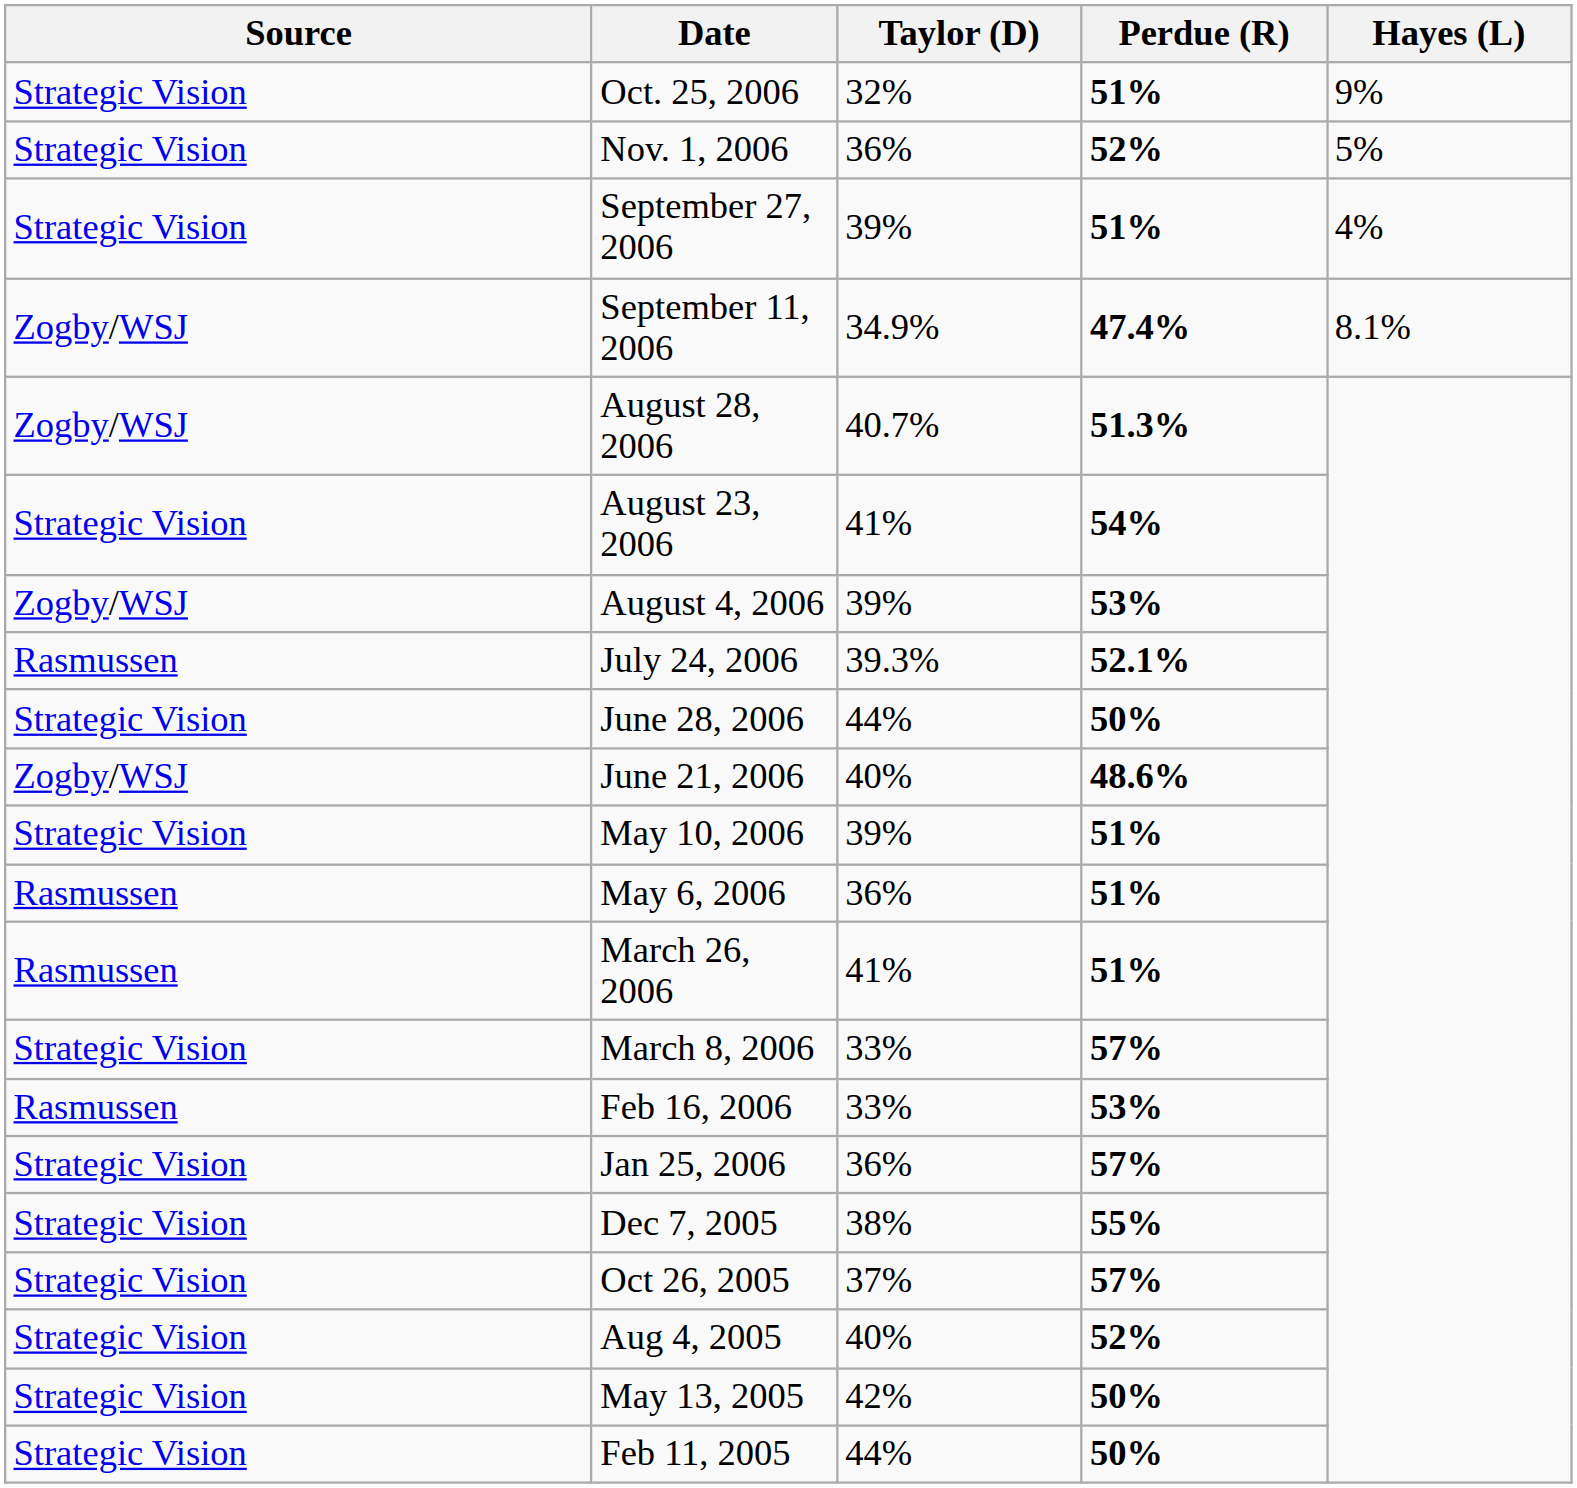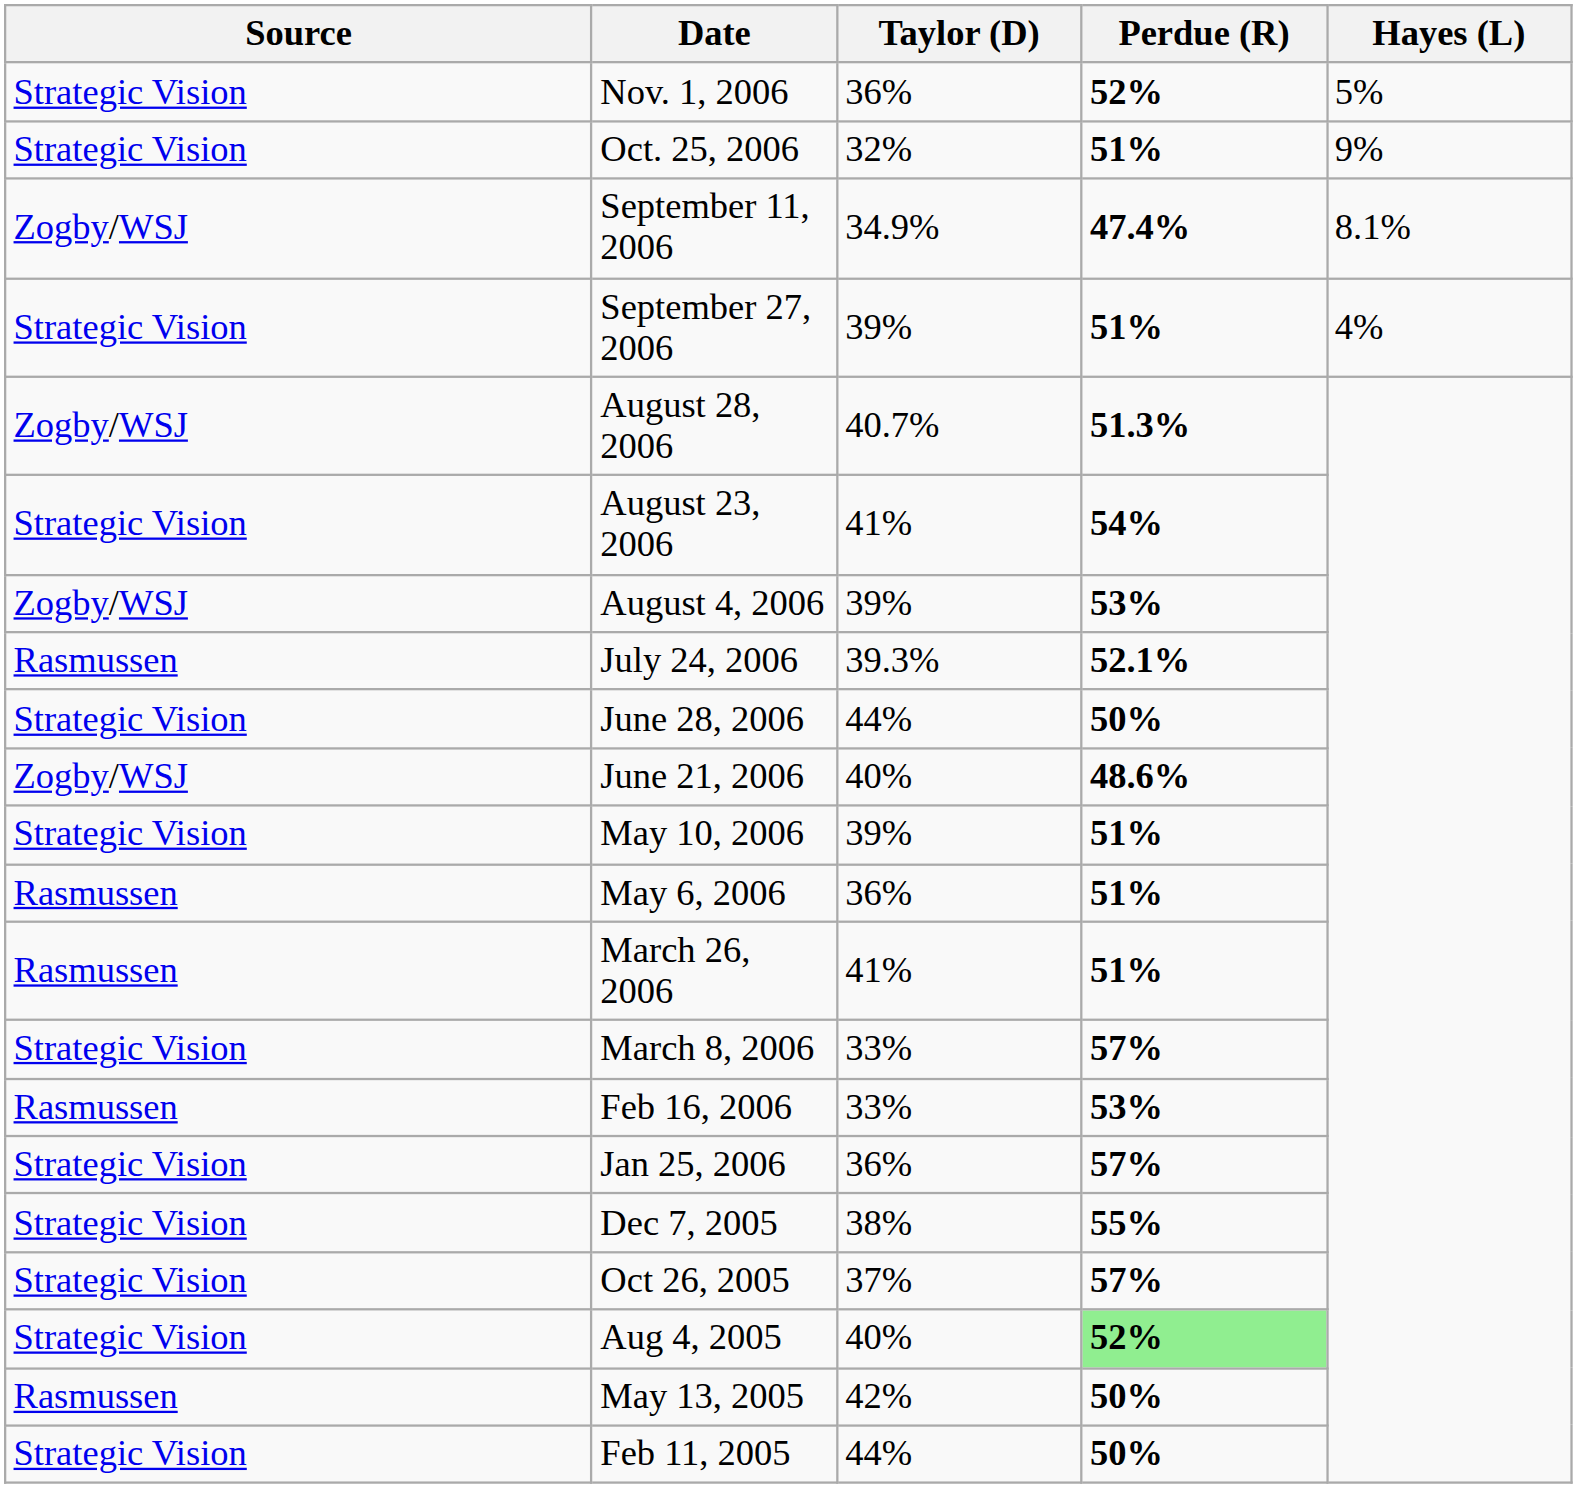rows swapped: (694, 149) <-> (700, 91)
rows swapped: (706, 227) <-> (705, 326)
(1126, 1337) no background -> (1126, 1337) lightgreen background
(130, 1395) Strategic Vision -> (96, 1395) Rasmussen
